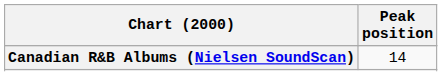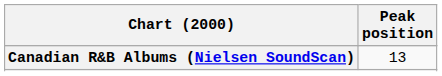(398, 58) 14 -> (398, 58) 13
